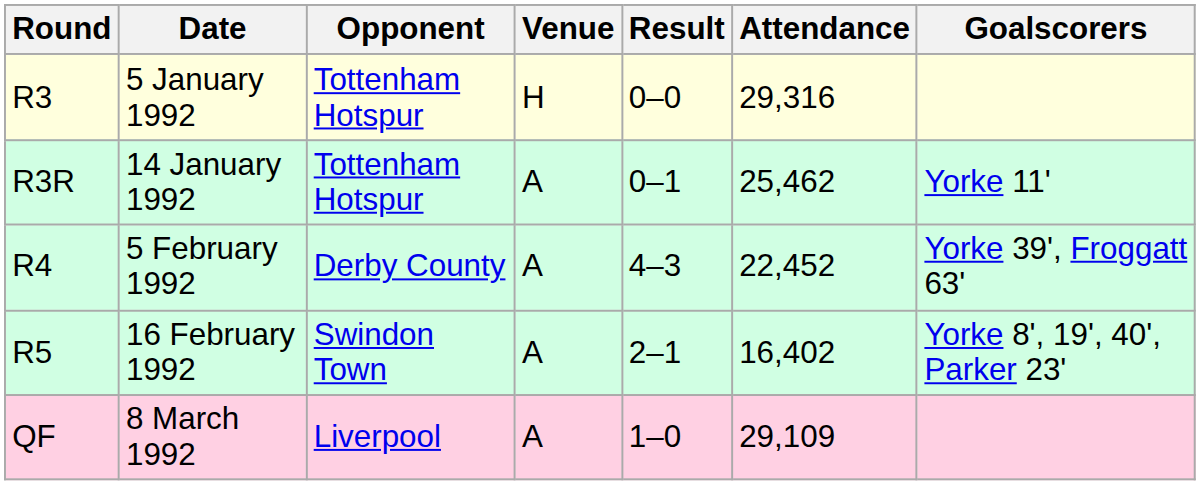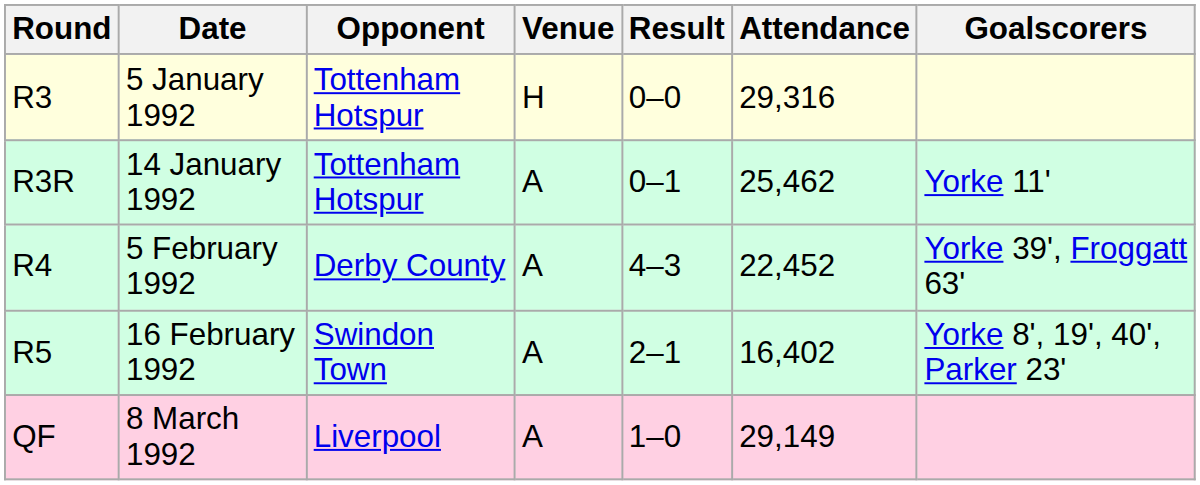(787, 436) 29,109 -> (787, 436) 29,149
